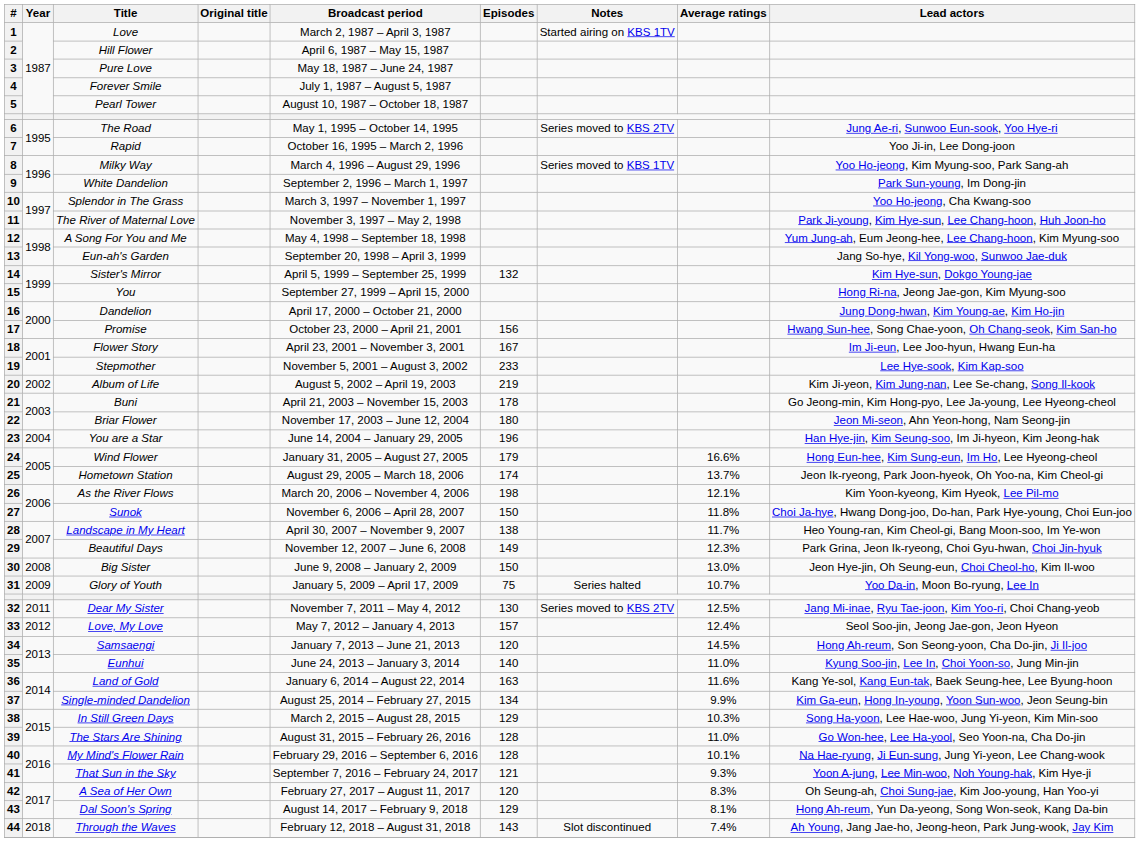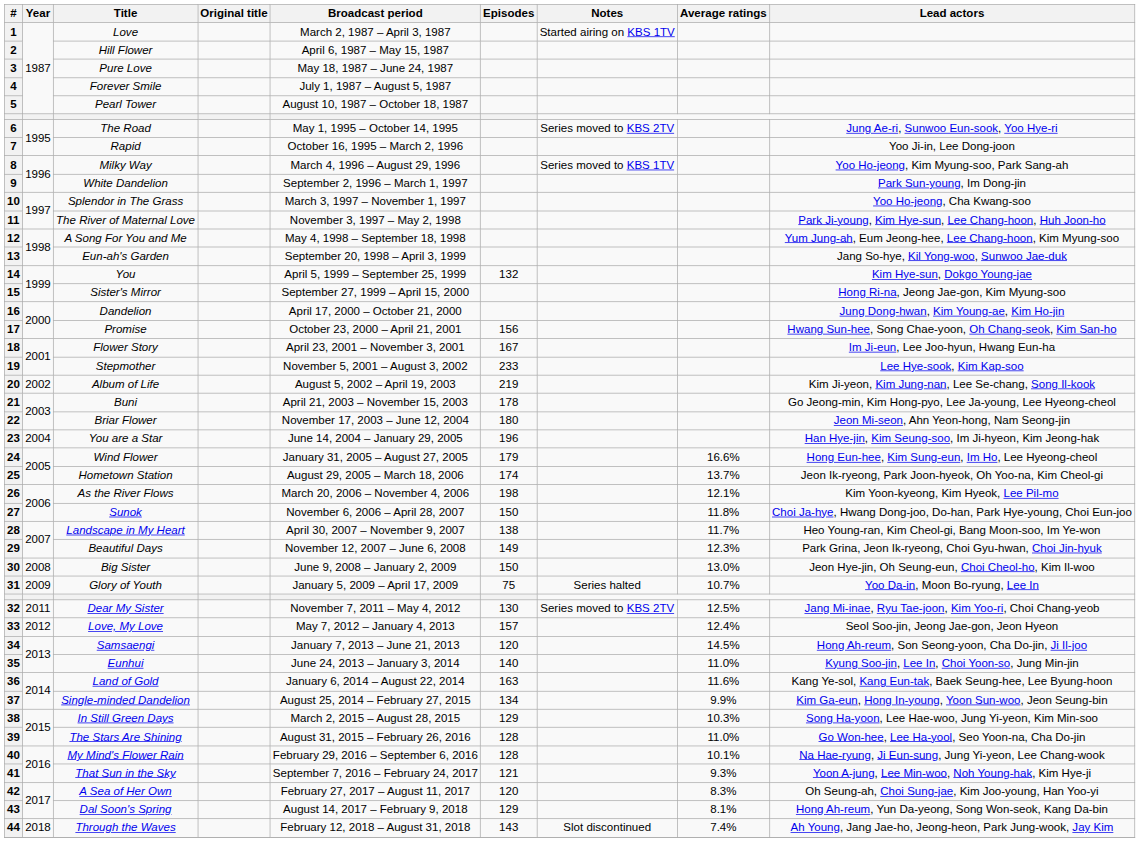(126, 274) Sister's Mirror -> (126, 274) You
(126, 292) You -> (126, 292) Sister's Mirror
